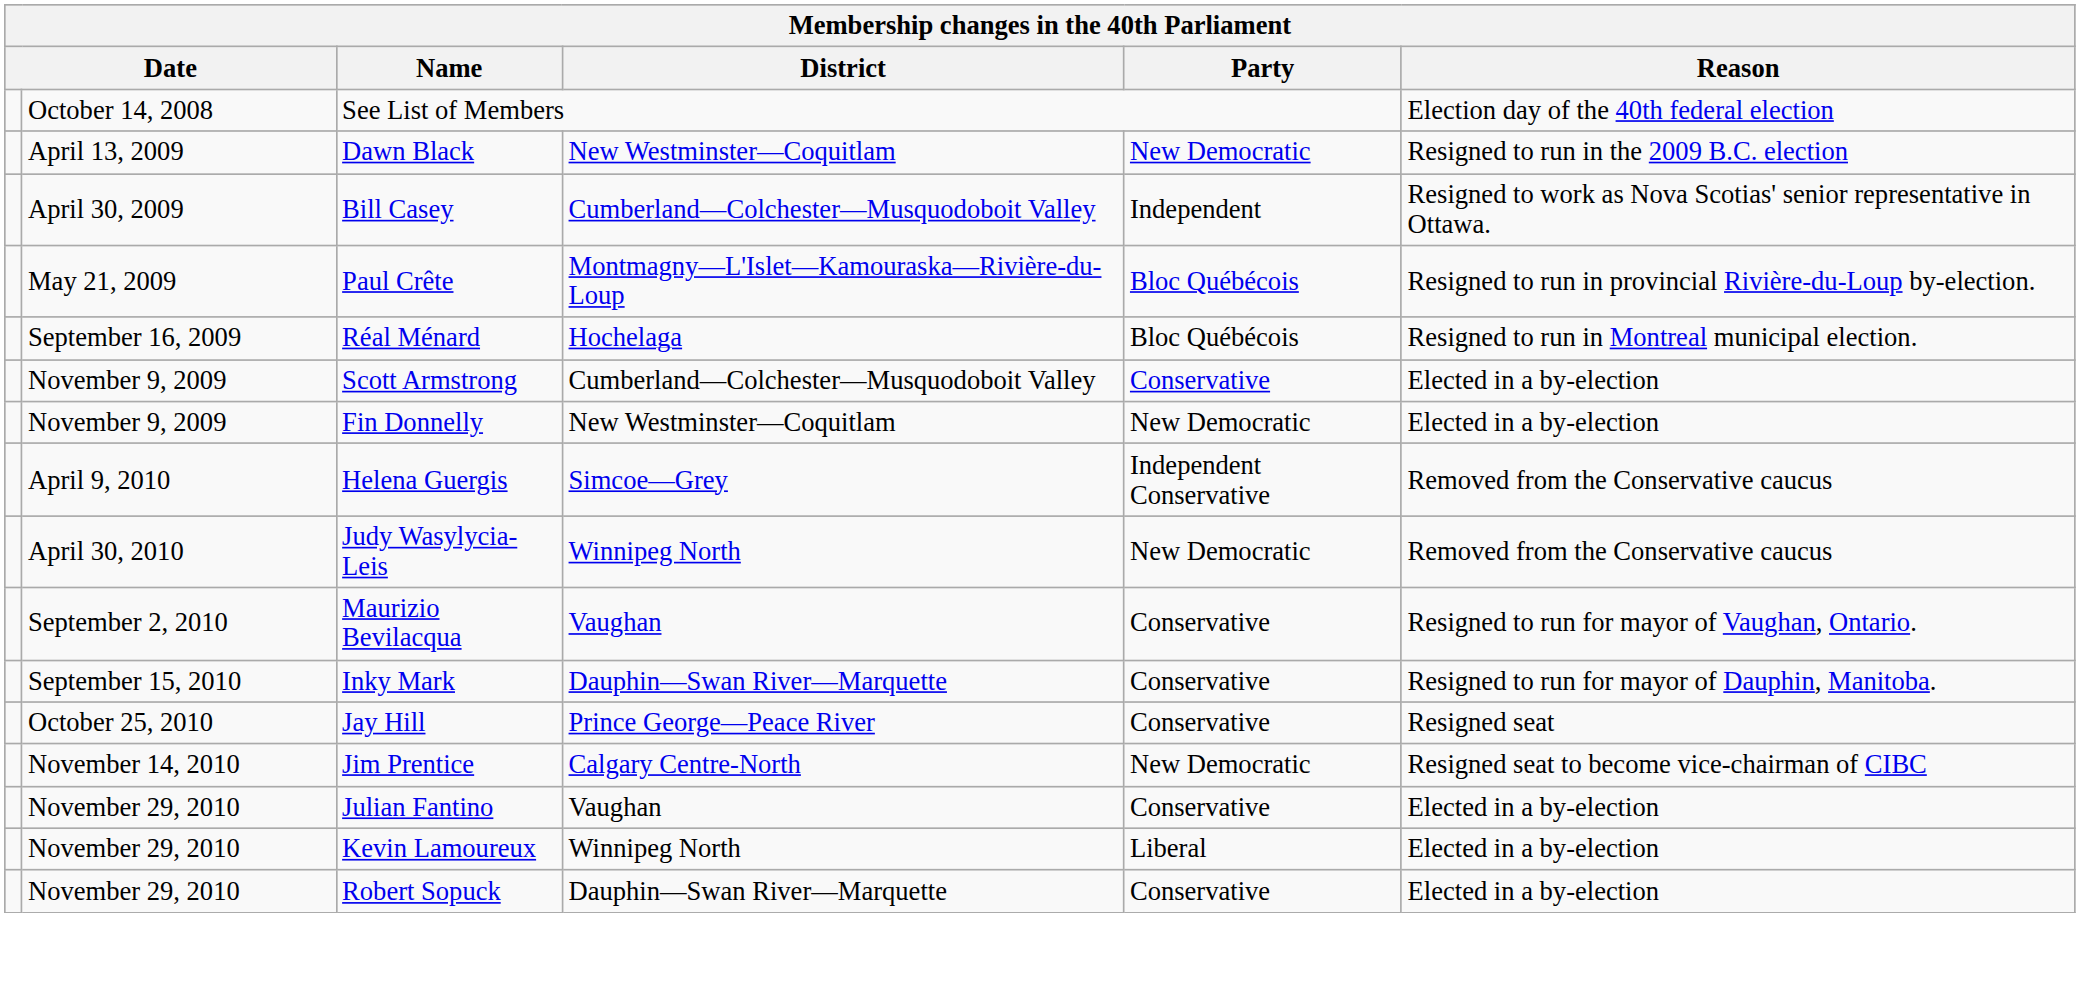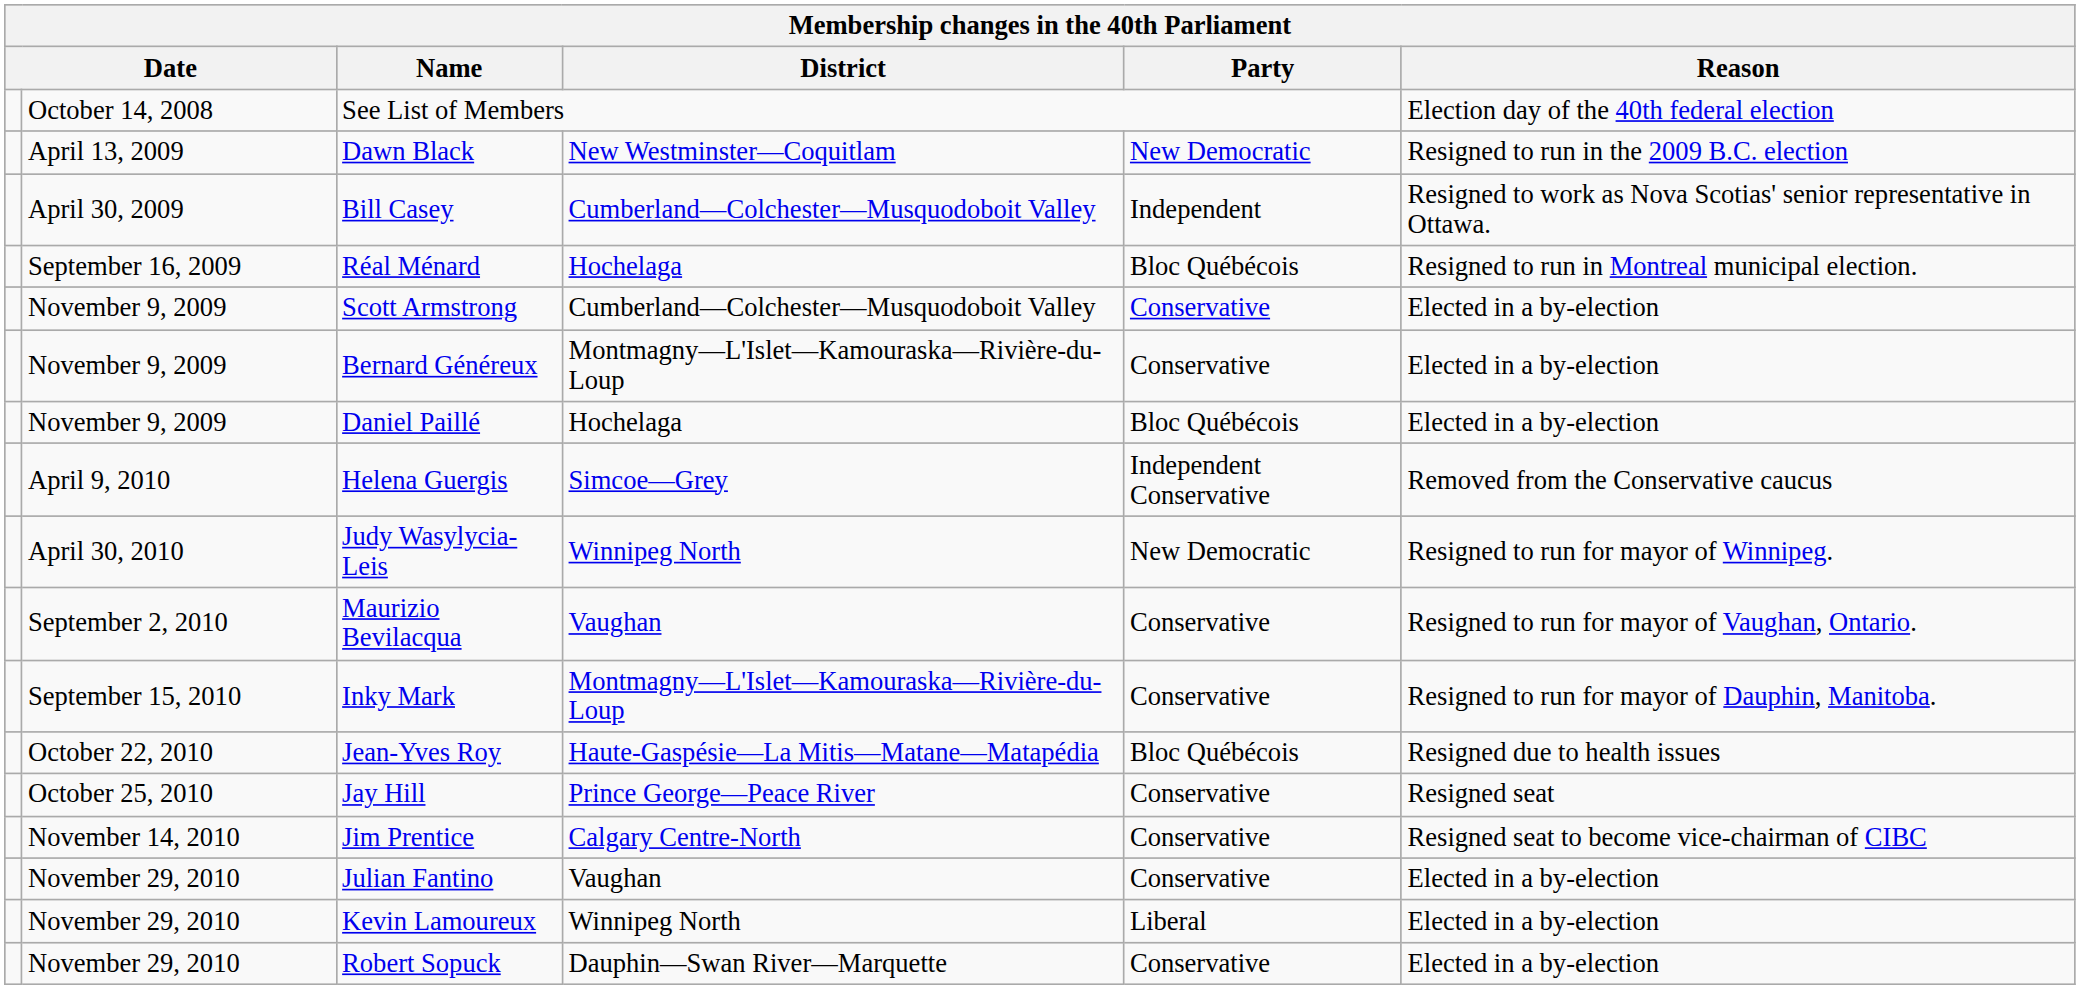- row: (398, 280)
- row: (413, 422)
+ row: (440, 365)
+ row: (411, 422)
(1620, 551) Removed from the Conservative caucus -> (1620, 551) Resigned to run for mayor of Winnipeg.
(758, 680) Dauphin—Swan River—Marquette -> (835, 695) Montmagny—L'Islet—Kamouraska—Rivière-du-Loup
+ row: (422, 752)
(1220, 764) New Democratic -> (1200, 836) Conservative
